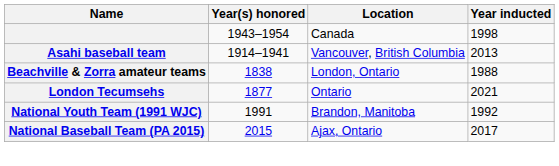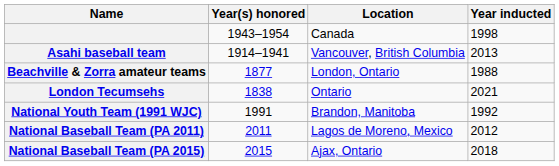(258, 72) 1838 -> (258, 72) 1877
(258, 92) 1877 -> (258, 92) 1838
+ row: (107, 131)
(484, 131) 2017 -> (484, 151) 2018
